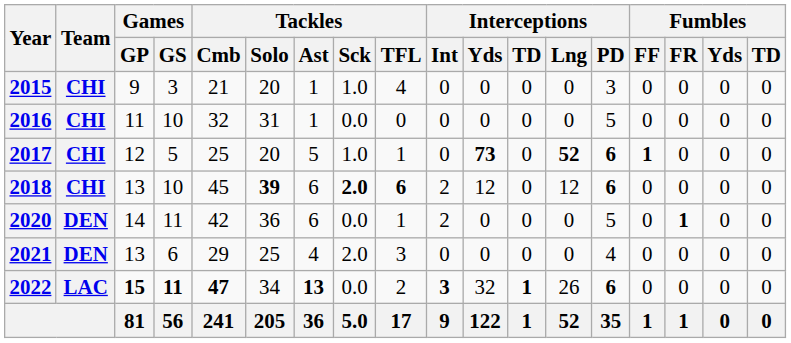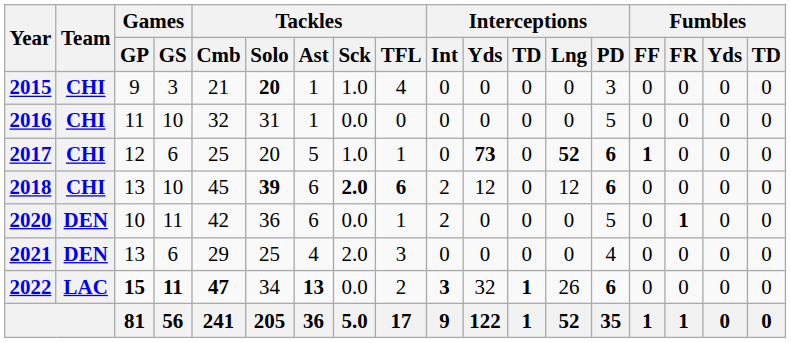(270, 87) normal -> (270, 87) bold
(173, 154) 5 -> (173, 154) 6
(135, 220) 14 -> (135, 220) 10
